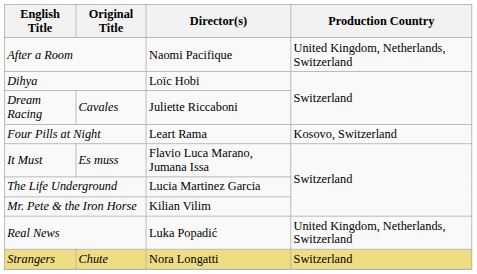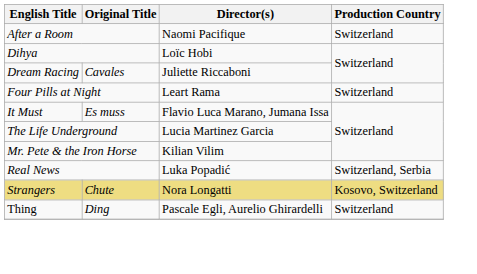(370, 54) United Kingdom, Netherlands, Switzerland -> (364, 33) Switzerland
(345, 134) Kosovo, Switzerland -> (364, 92) Switzerland
(370, 232) United Kingdom, Netherlands, Switzerland -> (383, 170) Switzerland, Serbia
(323, 259) Switzerland -> (386, 190) Kosovo, Switzerland
+ row: (22, 209)
